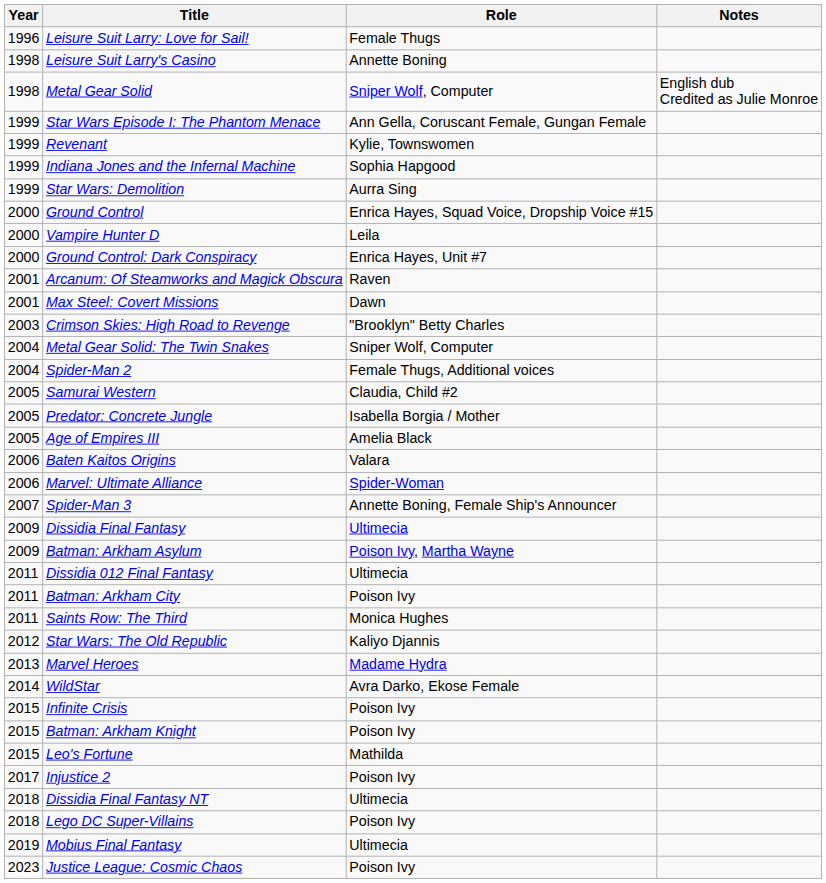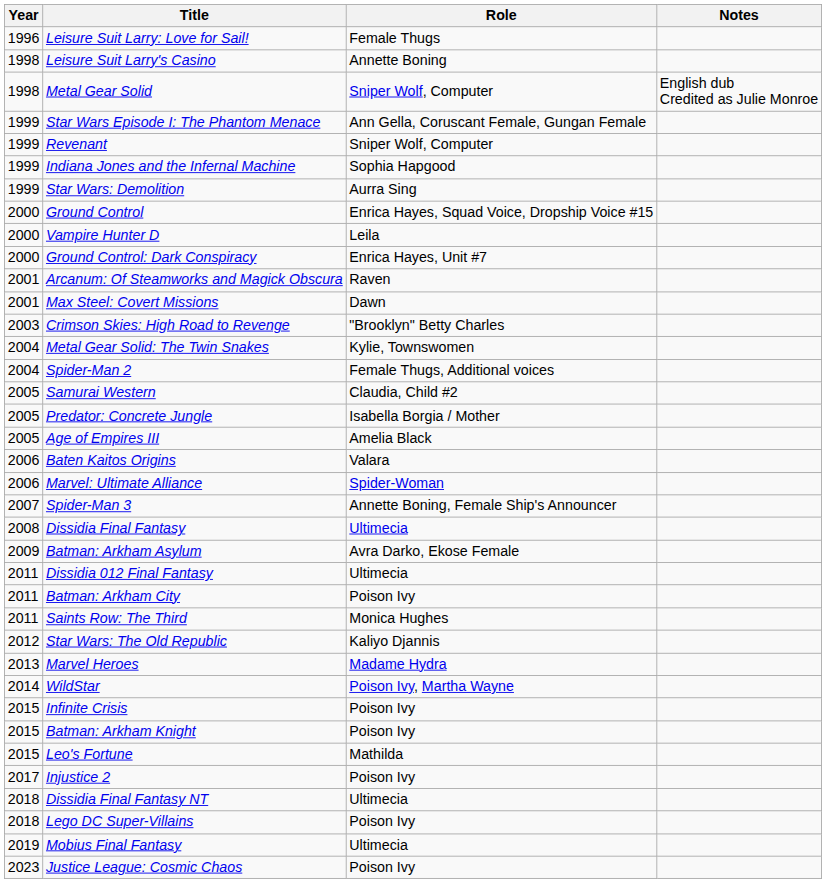(412, 144) Kylie, Townswomen -> (421, 144) Sniper Wolf, Computer
(421, 347) Sniper Wolf, Computer -> (412, 347) Kylie, Townswomen
(24, 528) 2009 -> (24, 528) 2008
(432, 551) Poison Ivy, Martha Wayne -> (434, 551) Avra Darko, Ekose Female
(434, 686) Avra Darko, Ekose Female -> (432, 686) Poison Ivy, Martha Wayne
